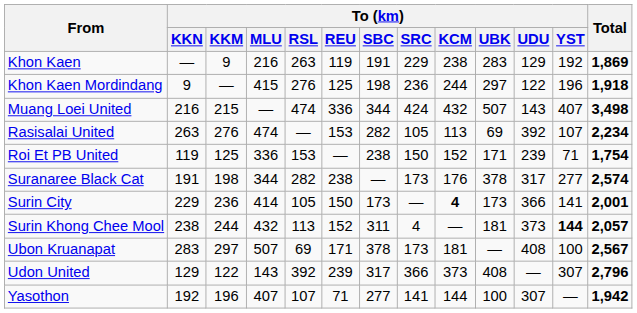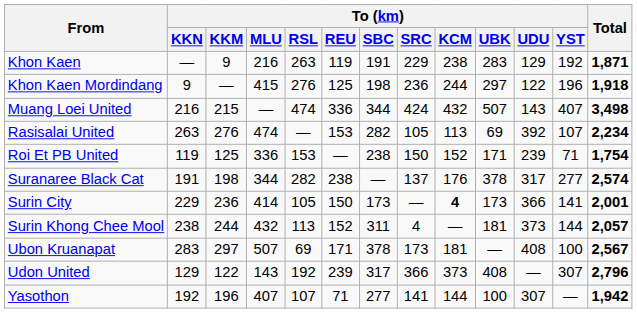(610, 62) 1,869 -> (610, 62) 1,871
(416, 179) 173 -> (416, 179) 137
(570, 226) bold -> (570, 226) normal
(303, 272) 392 -> (303, 272) 192
